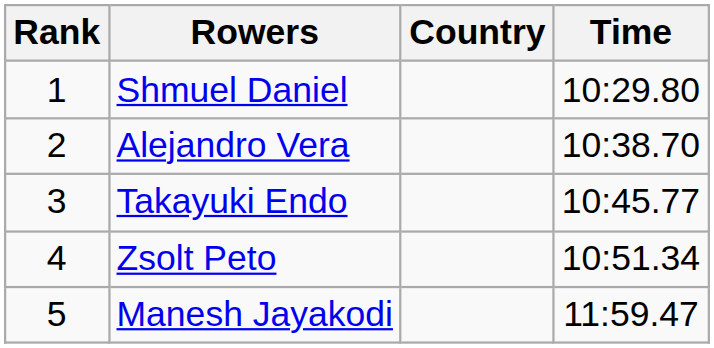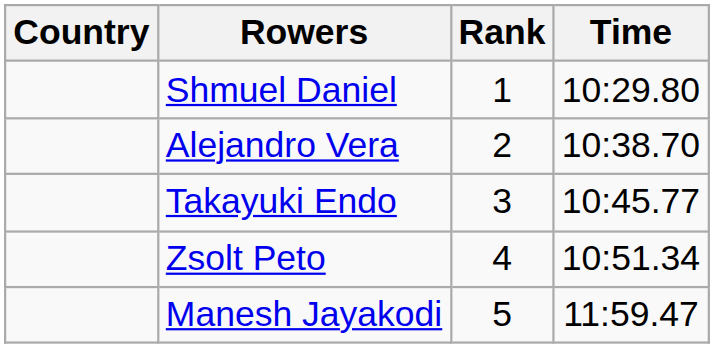columns swapped: (57, 32) <-> (477, 32)
